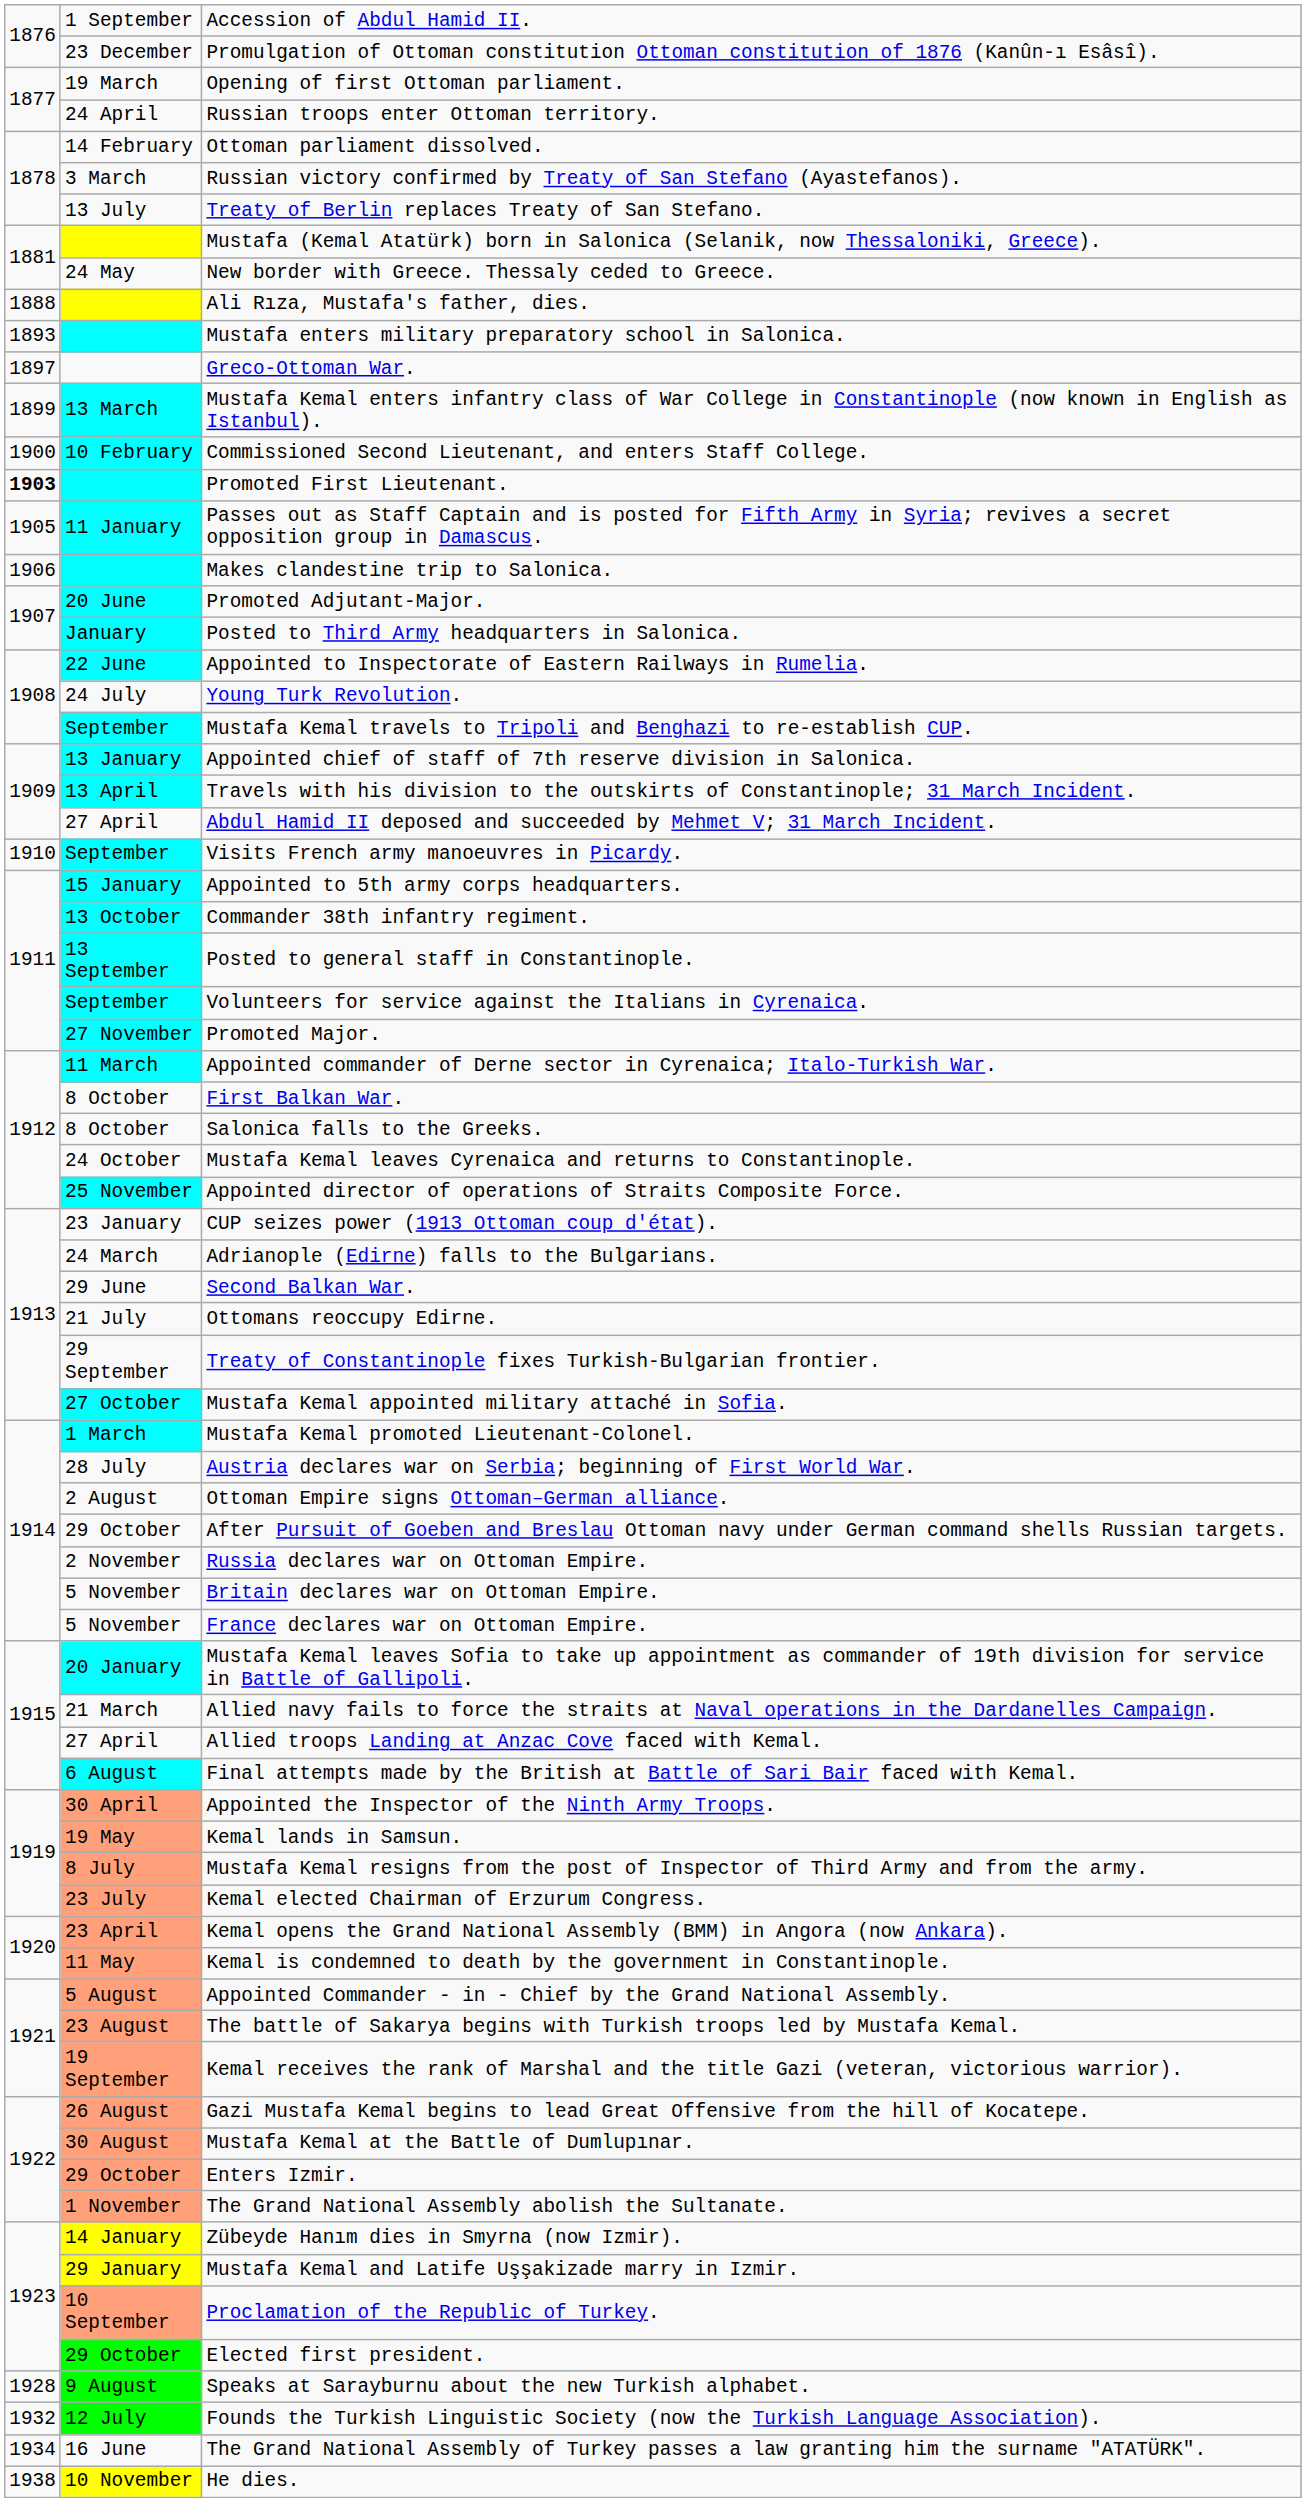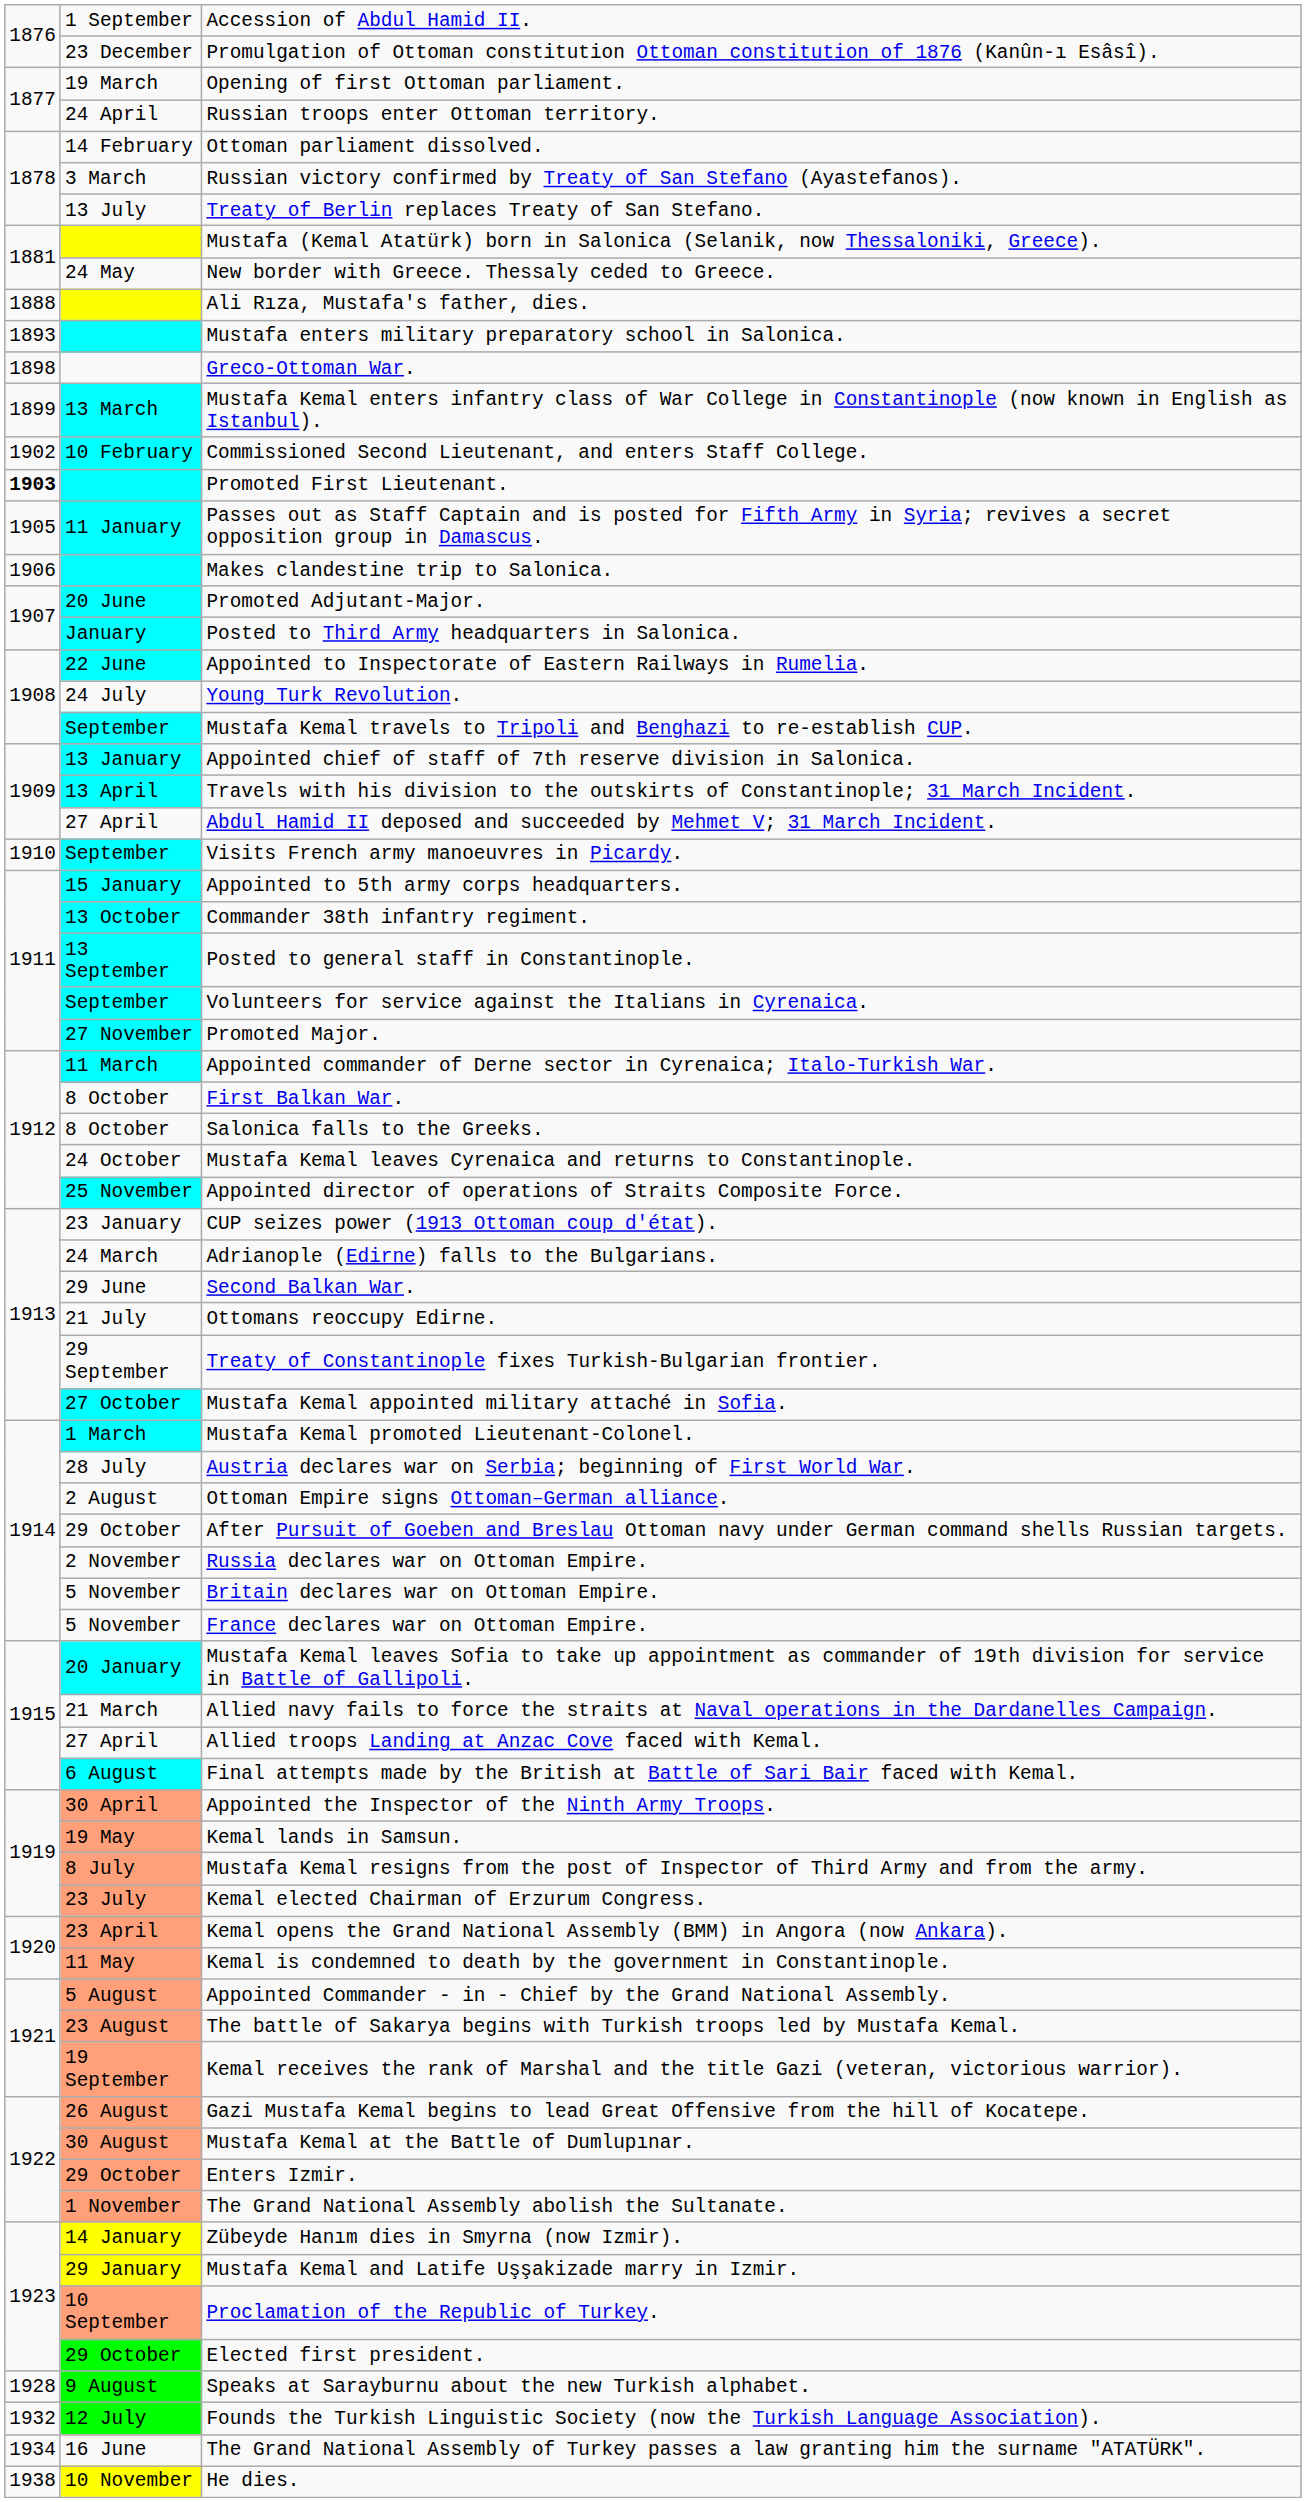(33, 368) 1897 -> (33, 368) 1898
(33, 453) 1900 -> (33, 453) 1902
